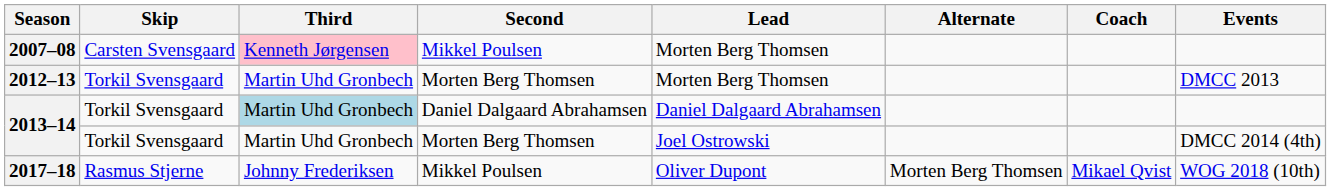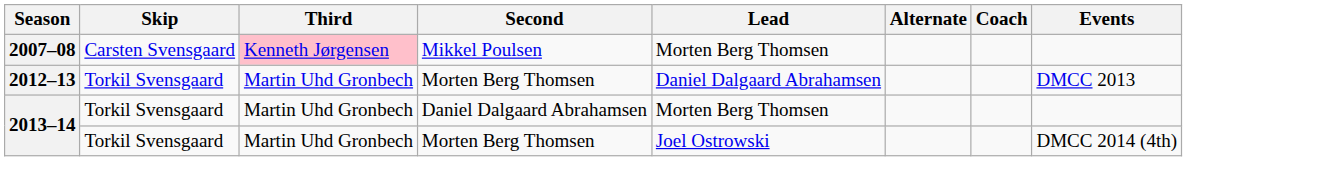(742, 79) Morten Berg Thomsen -> (768, 79) Daniel Dalgaard Abrahamsen
(328, 110) lightblue background -> (328, 110) no background
(768, 110) Daniel Dalgaard Abrahamsen -> (742, 110) Morten Berg Thomsen
- row: (42, 170)
